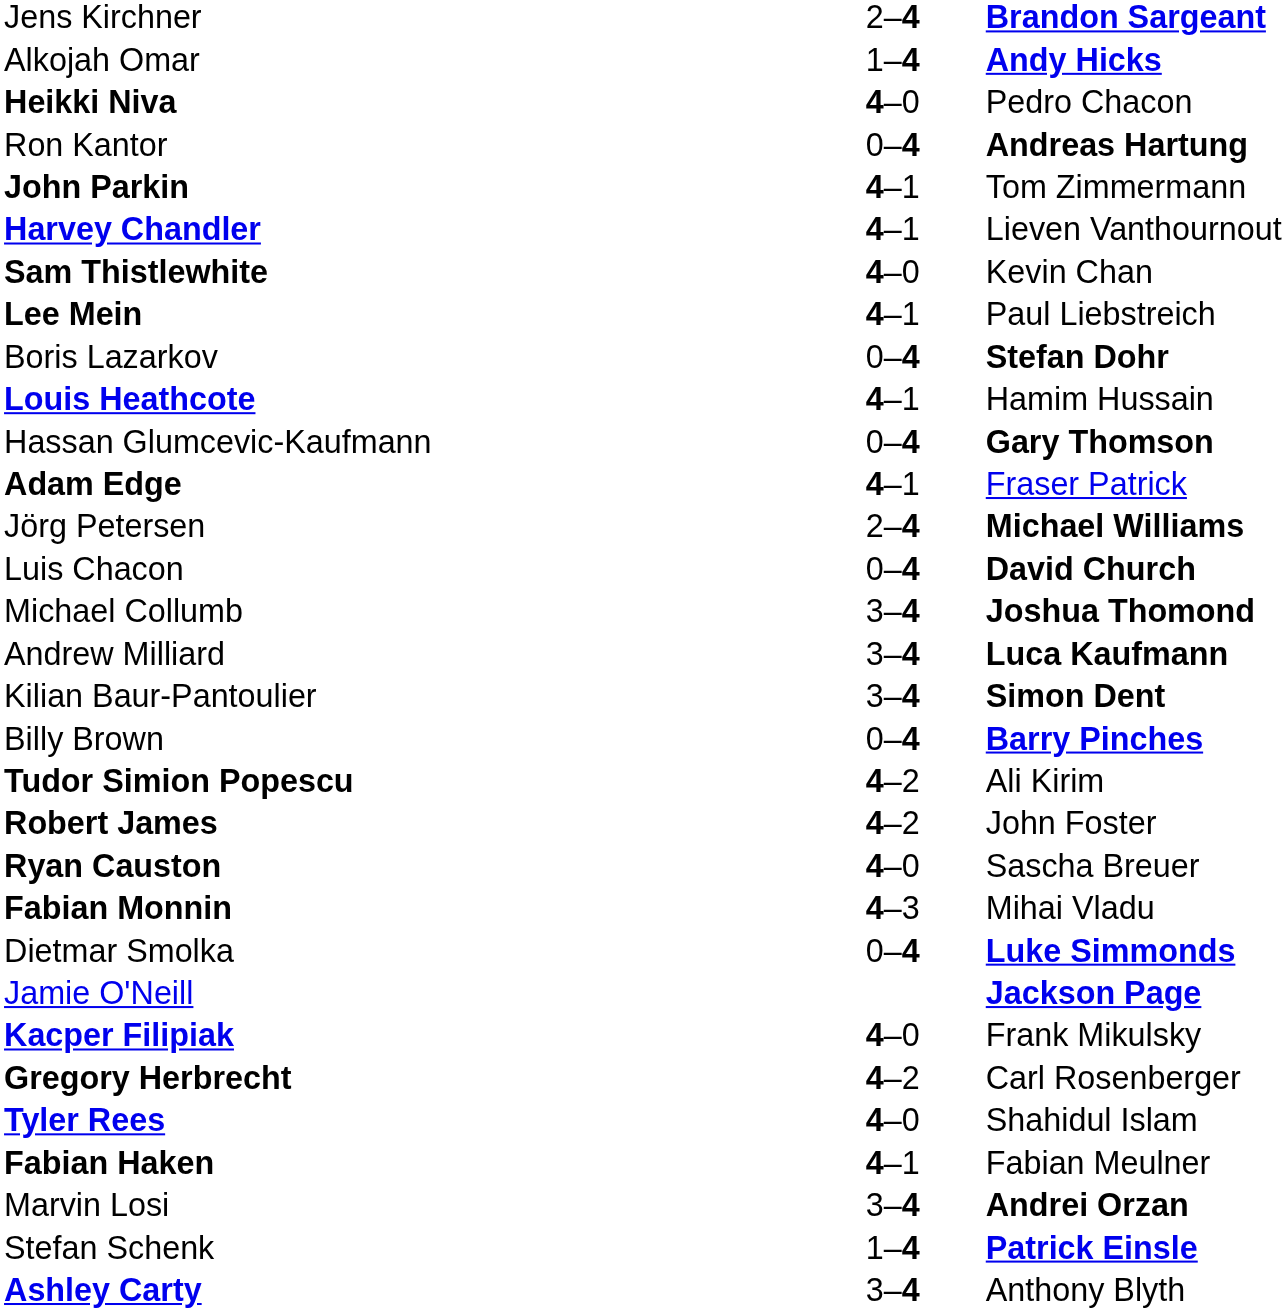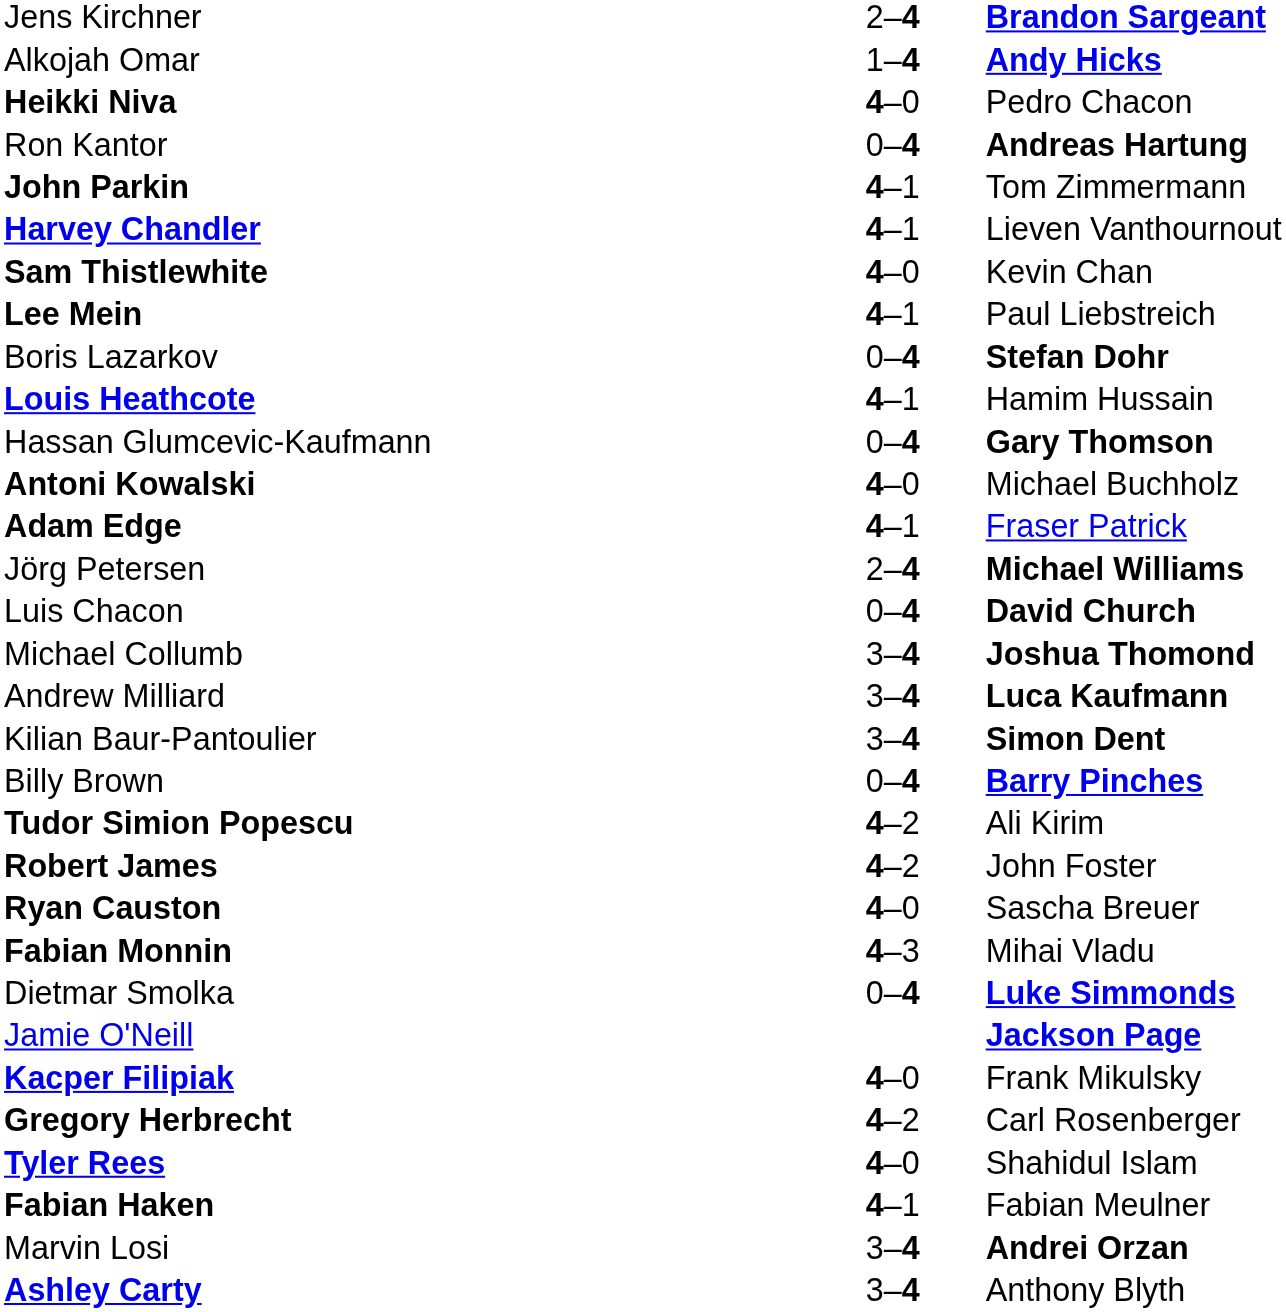+ row: (130, 484)
- row: (109, 1247)
